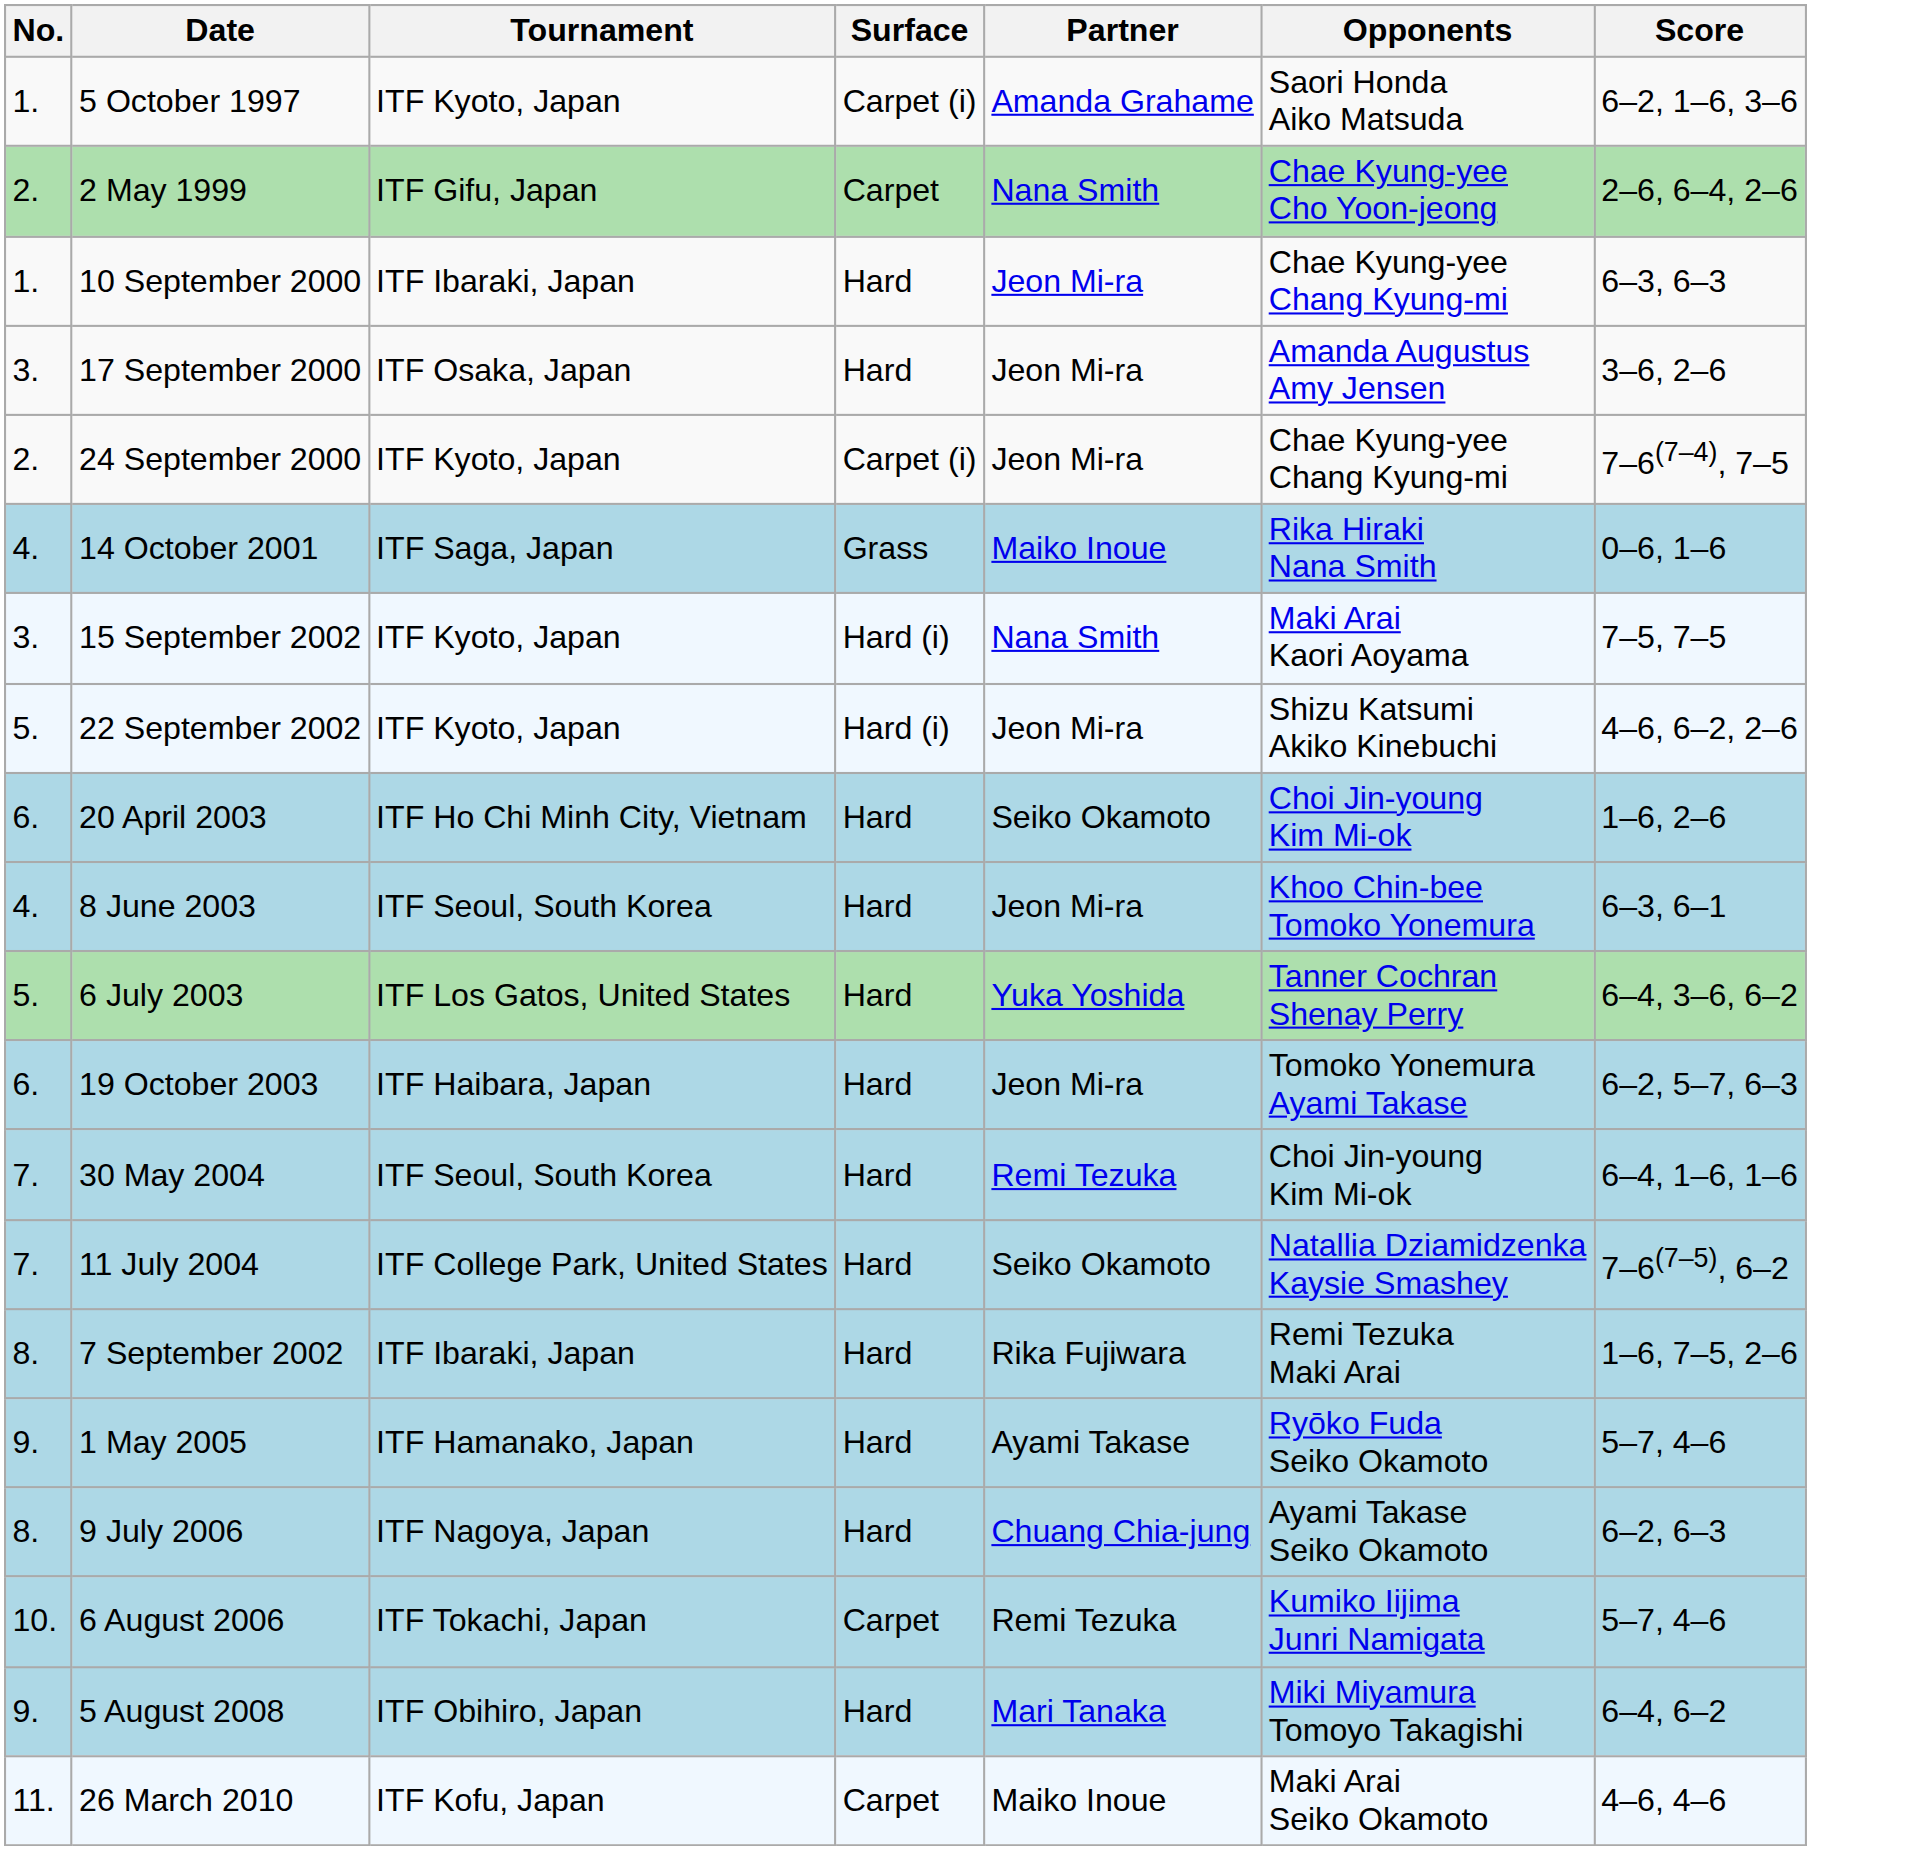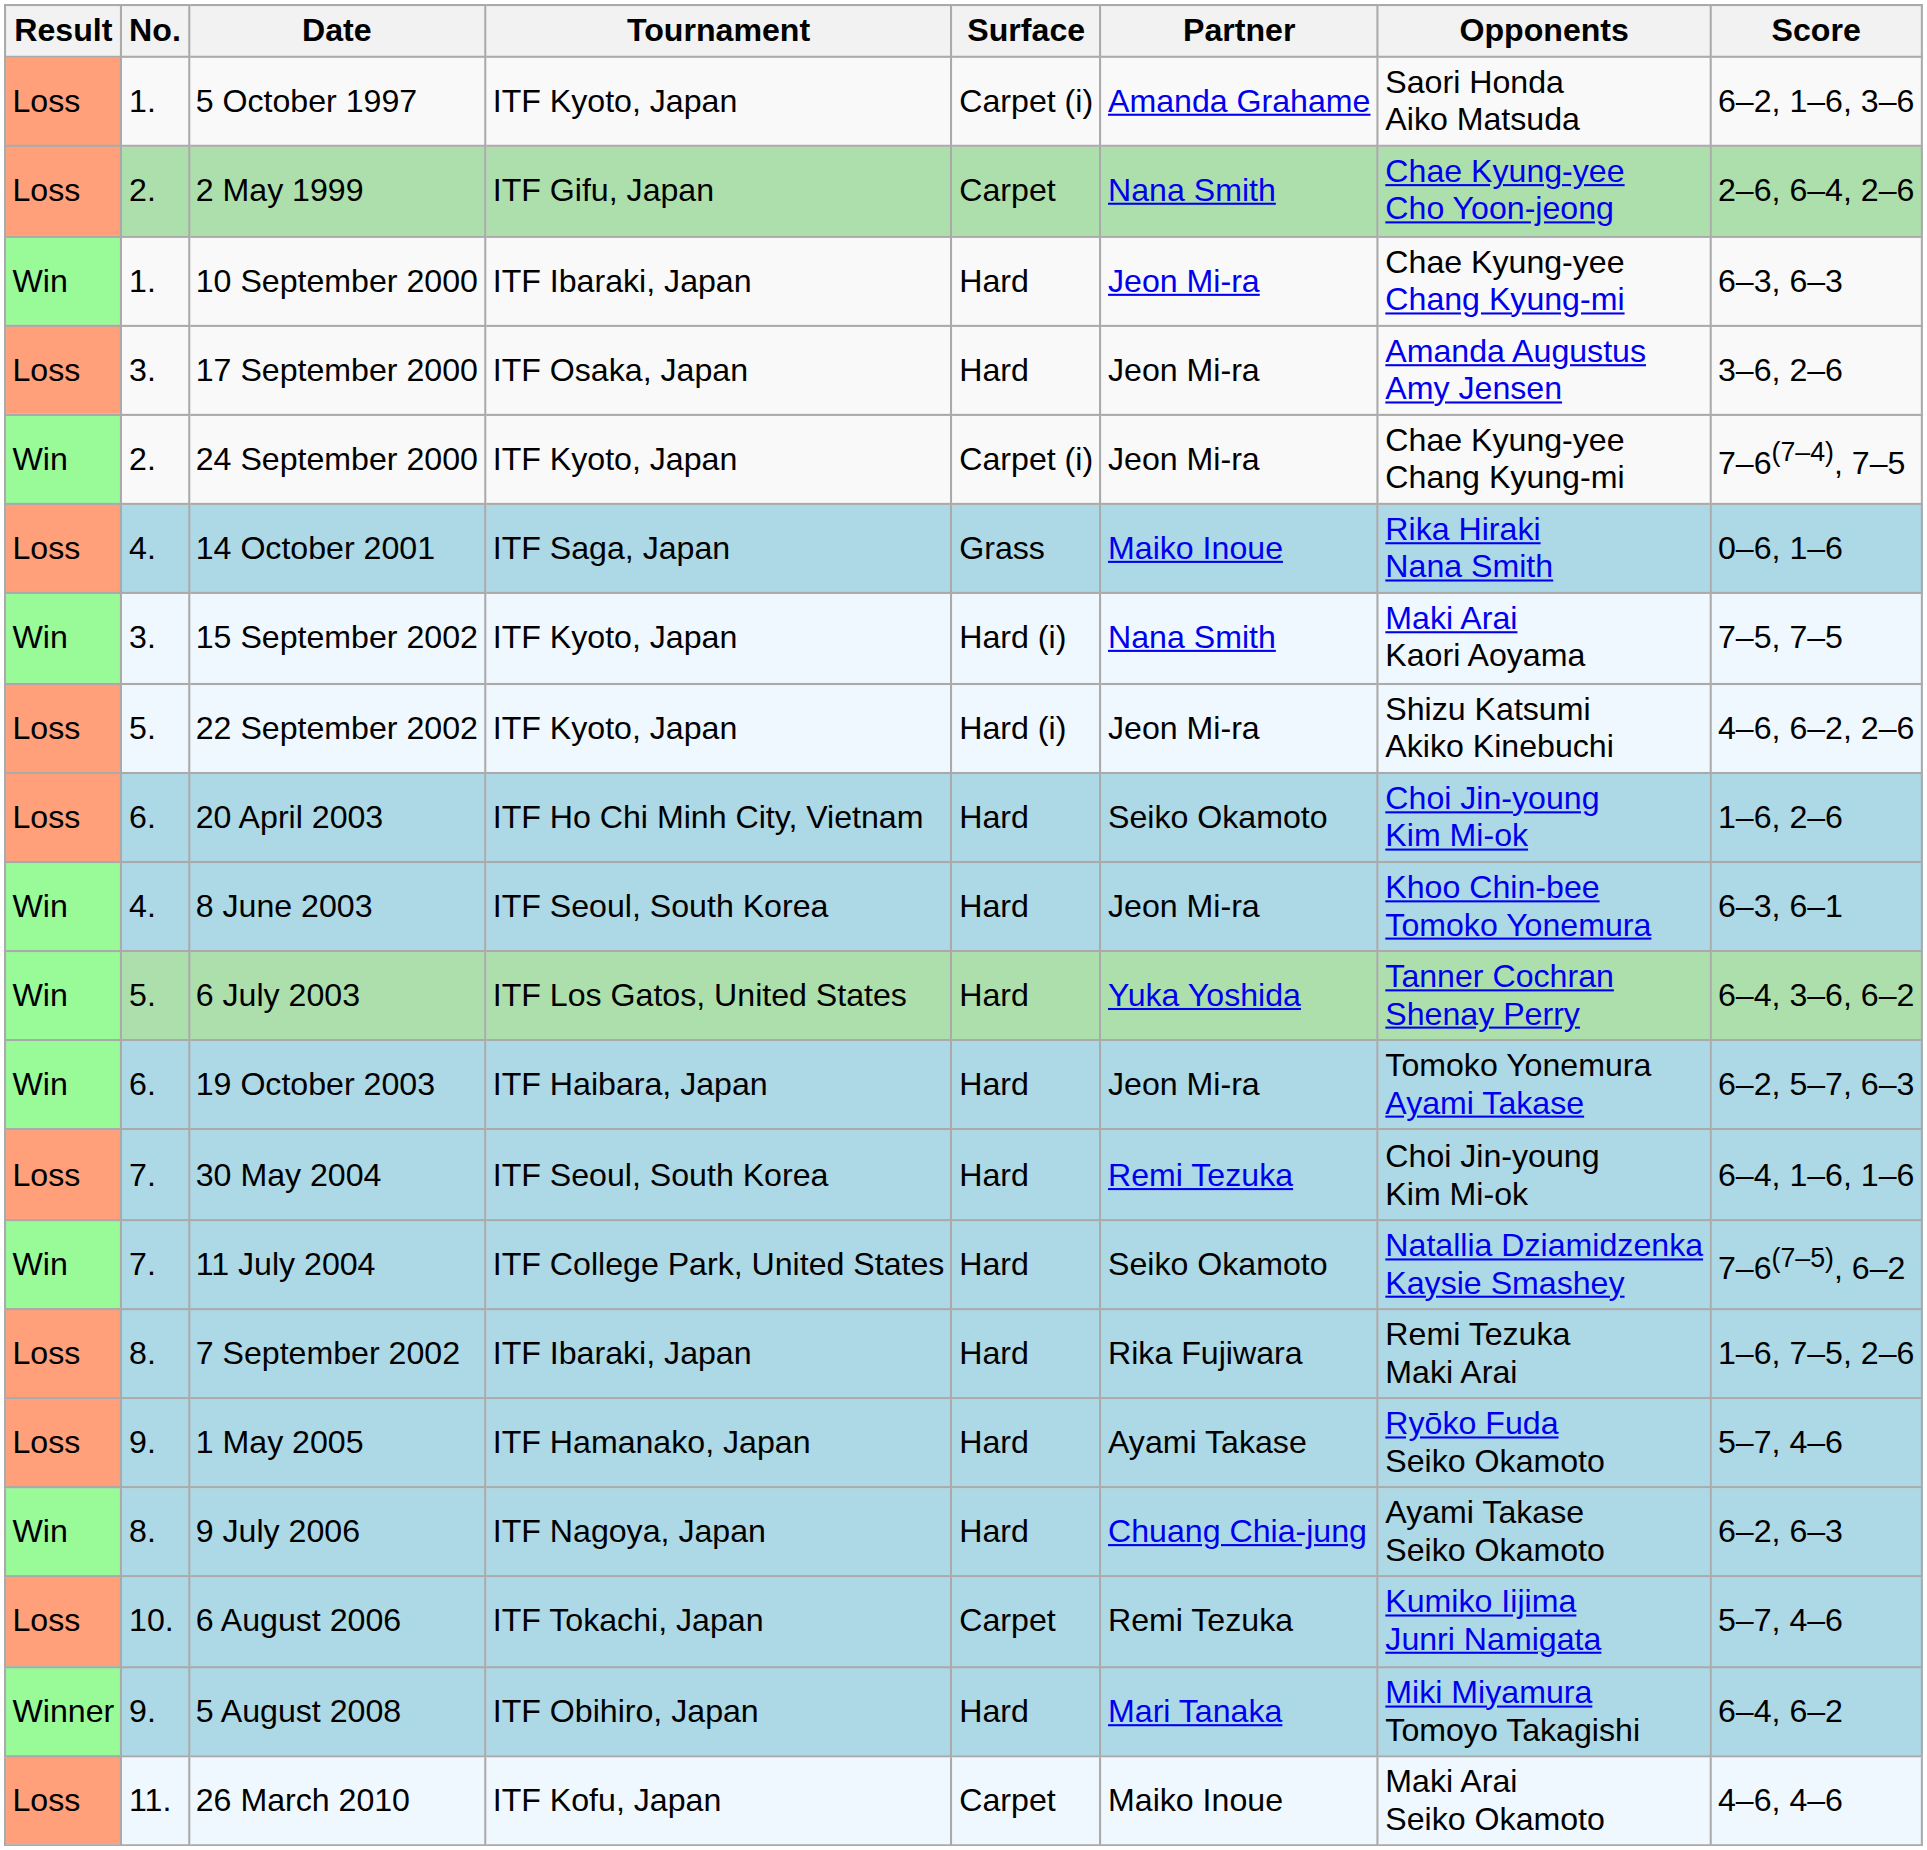+ column: (63, 30)
